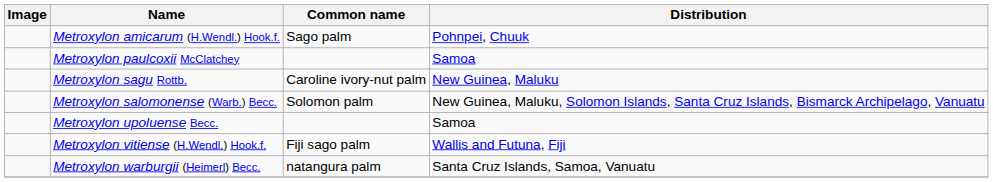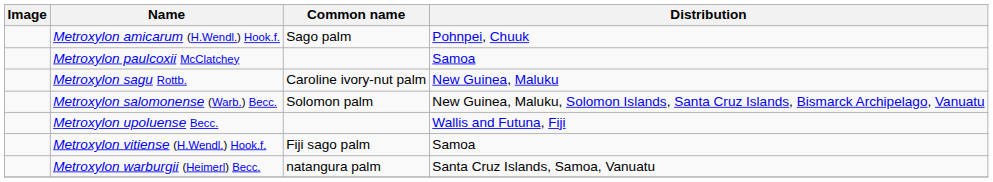(454, 123) Samoa -> (499, 123) Wallis and Futuna, Fiji
(499, 144) Wallis and Futuna, Fiji -> (454, 144) Samoa
